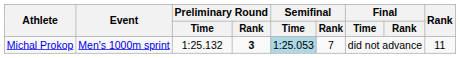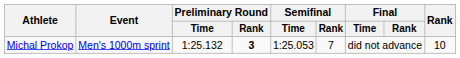(293, 45) lightblue background -> (293, 45) no background
(440, 45) 11 -> (440, 45) 10
